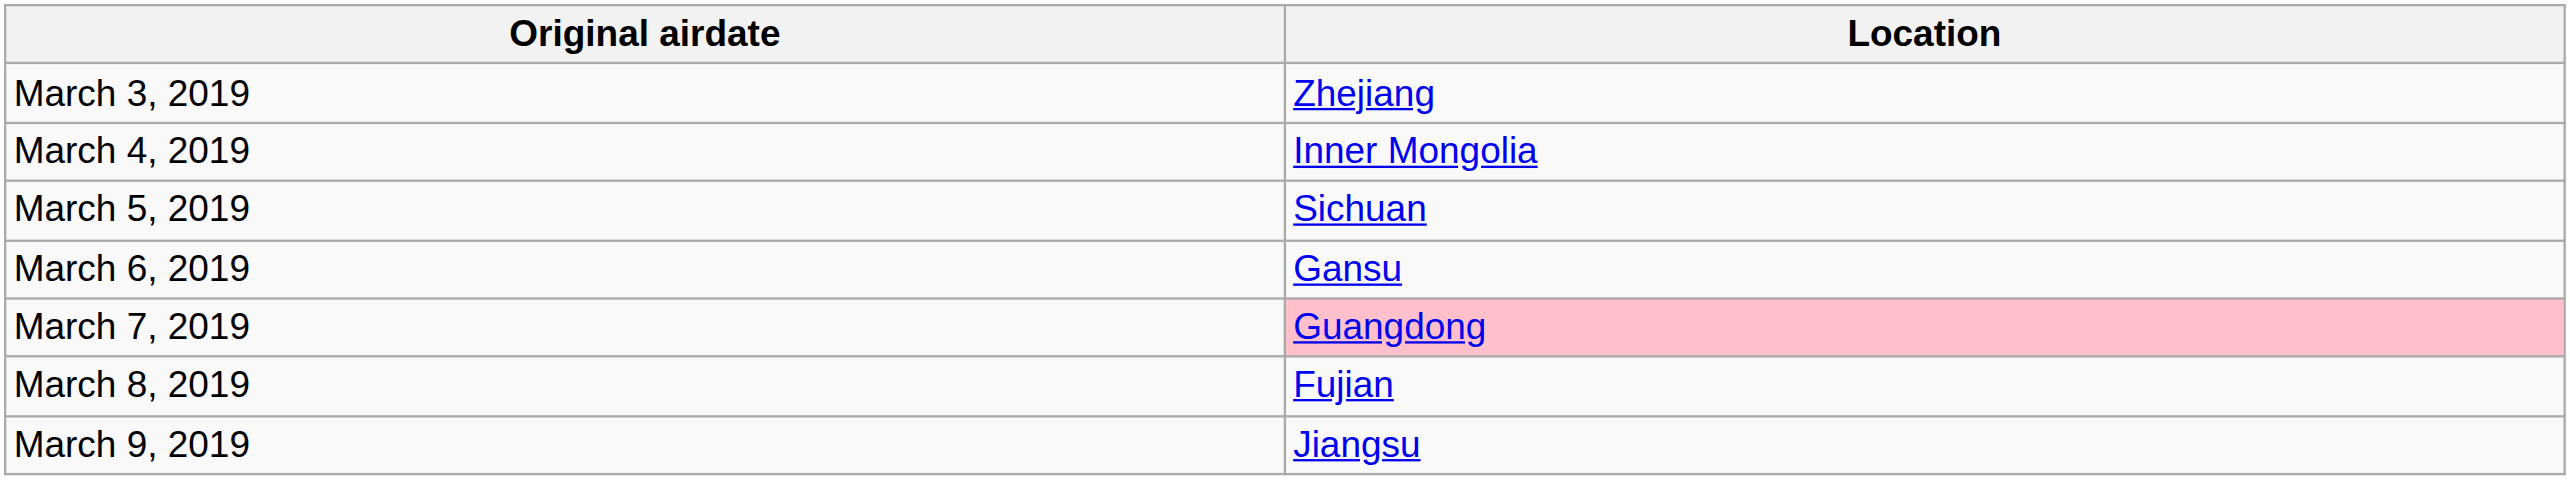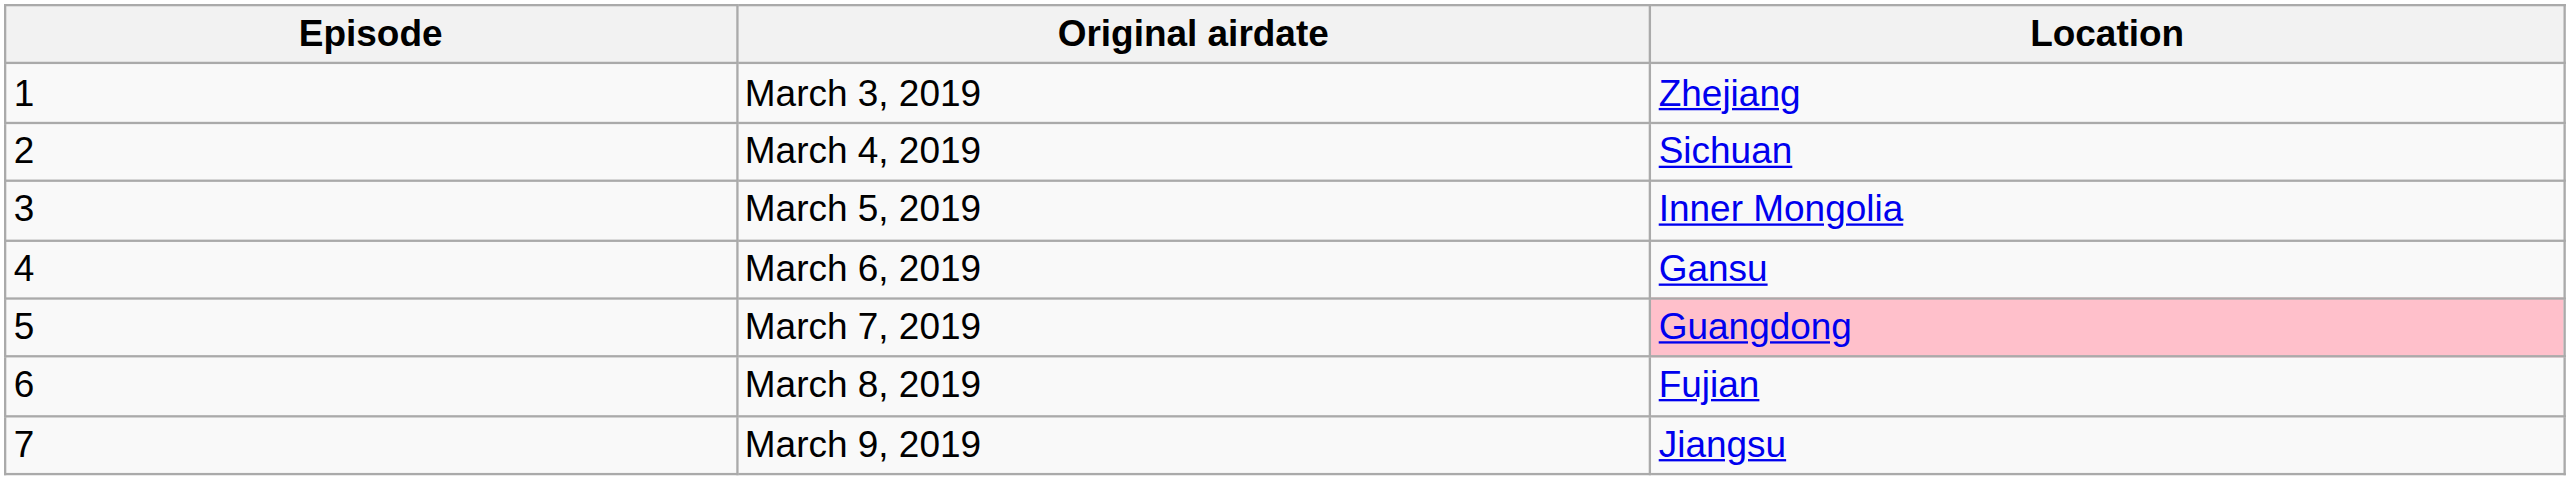+ column: (371, 33)
(1415, 151) Inner Mongolia -> (1726, 151) Sichuan
(1360, 209) Sichuan -> (1781, 209) Inner Mongolia
